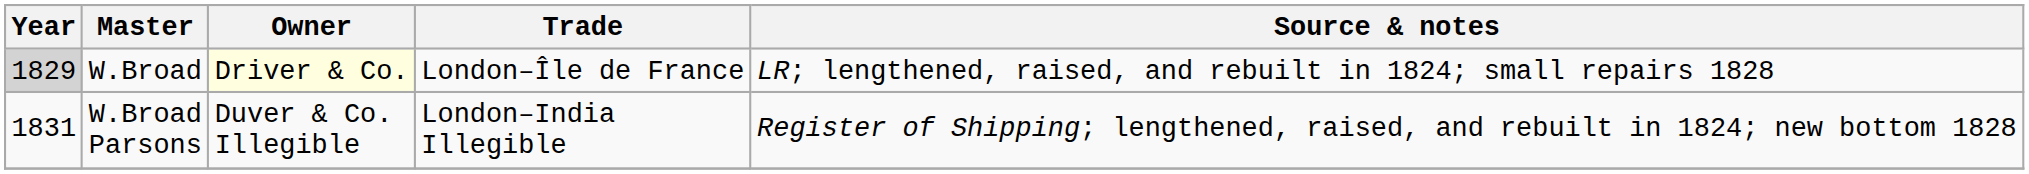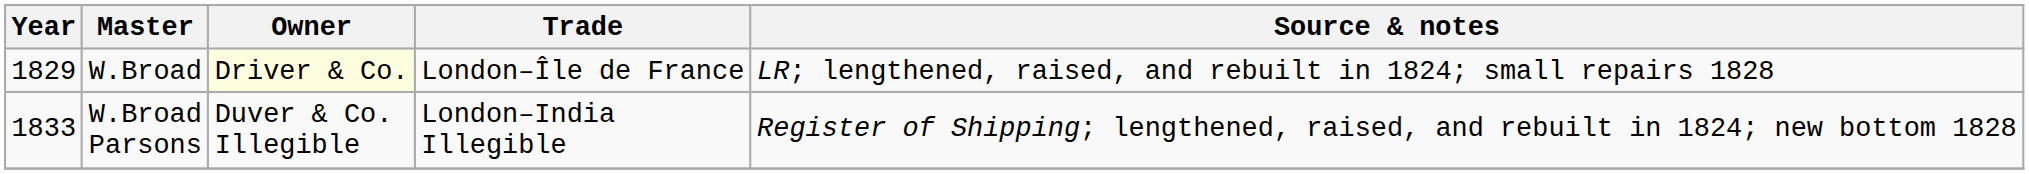(44, 71) lightgrey background -> (44, 71) no background
(44, 130) 1831 -> (44, 130) 1833
